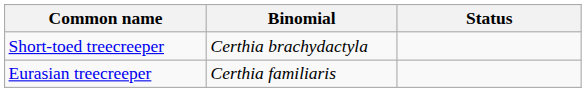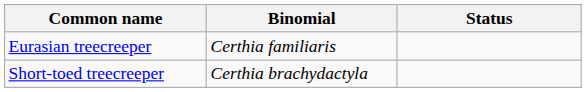rows swapped: (80, 73) <-> (86, 45)
